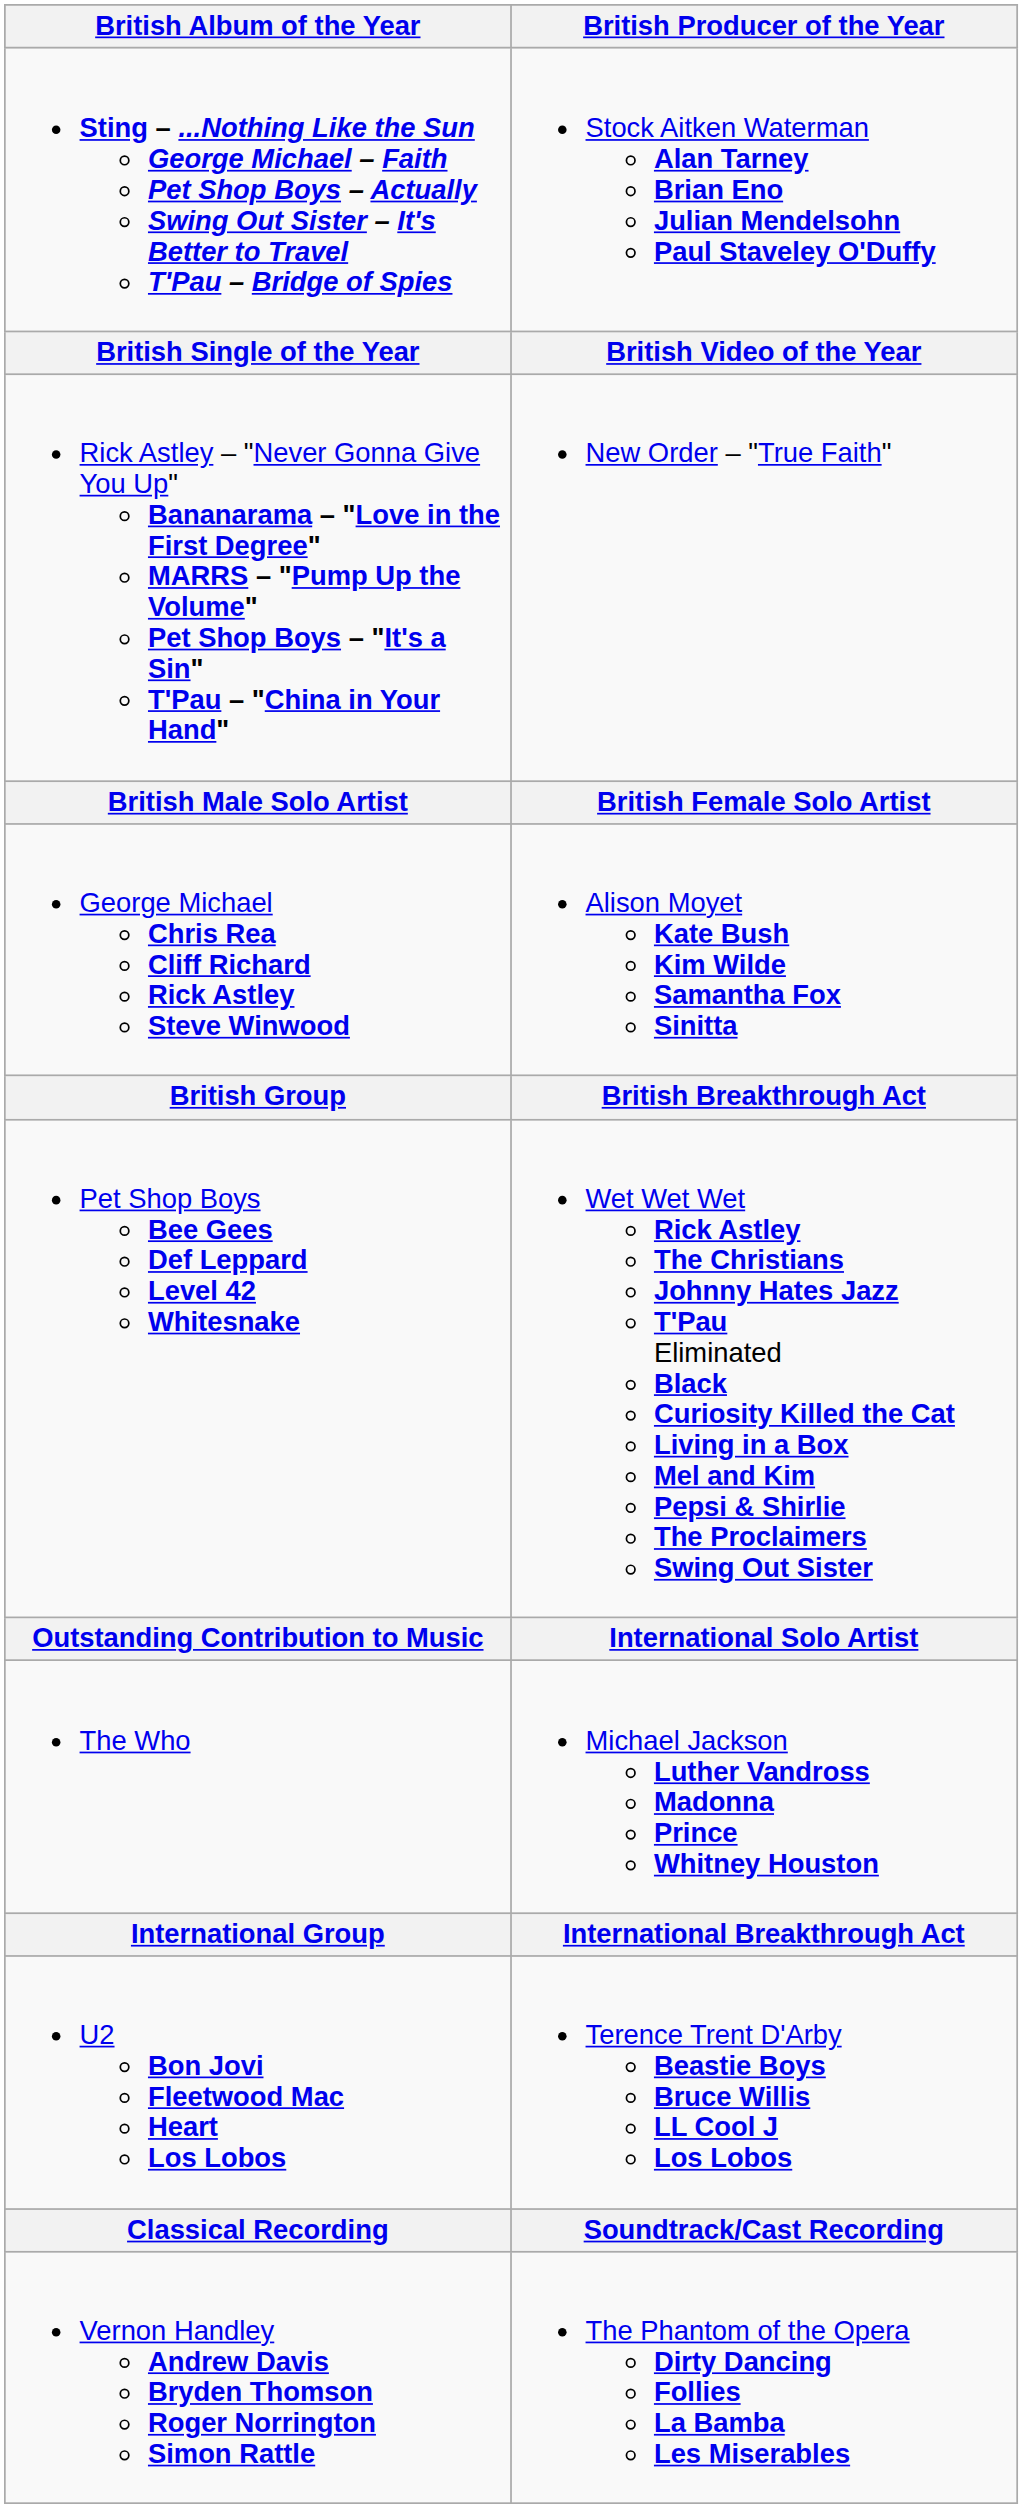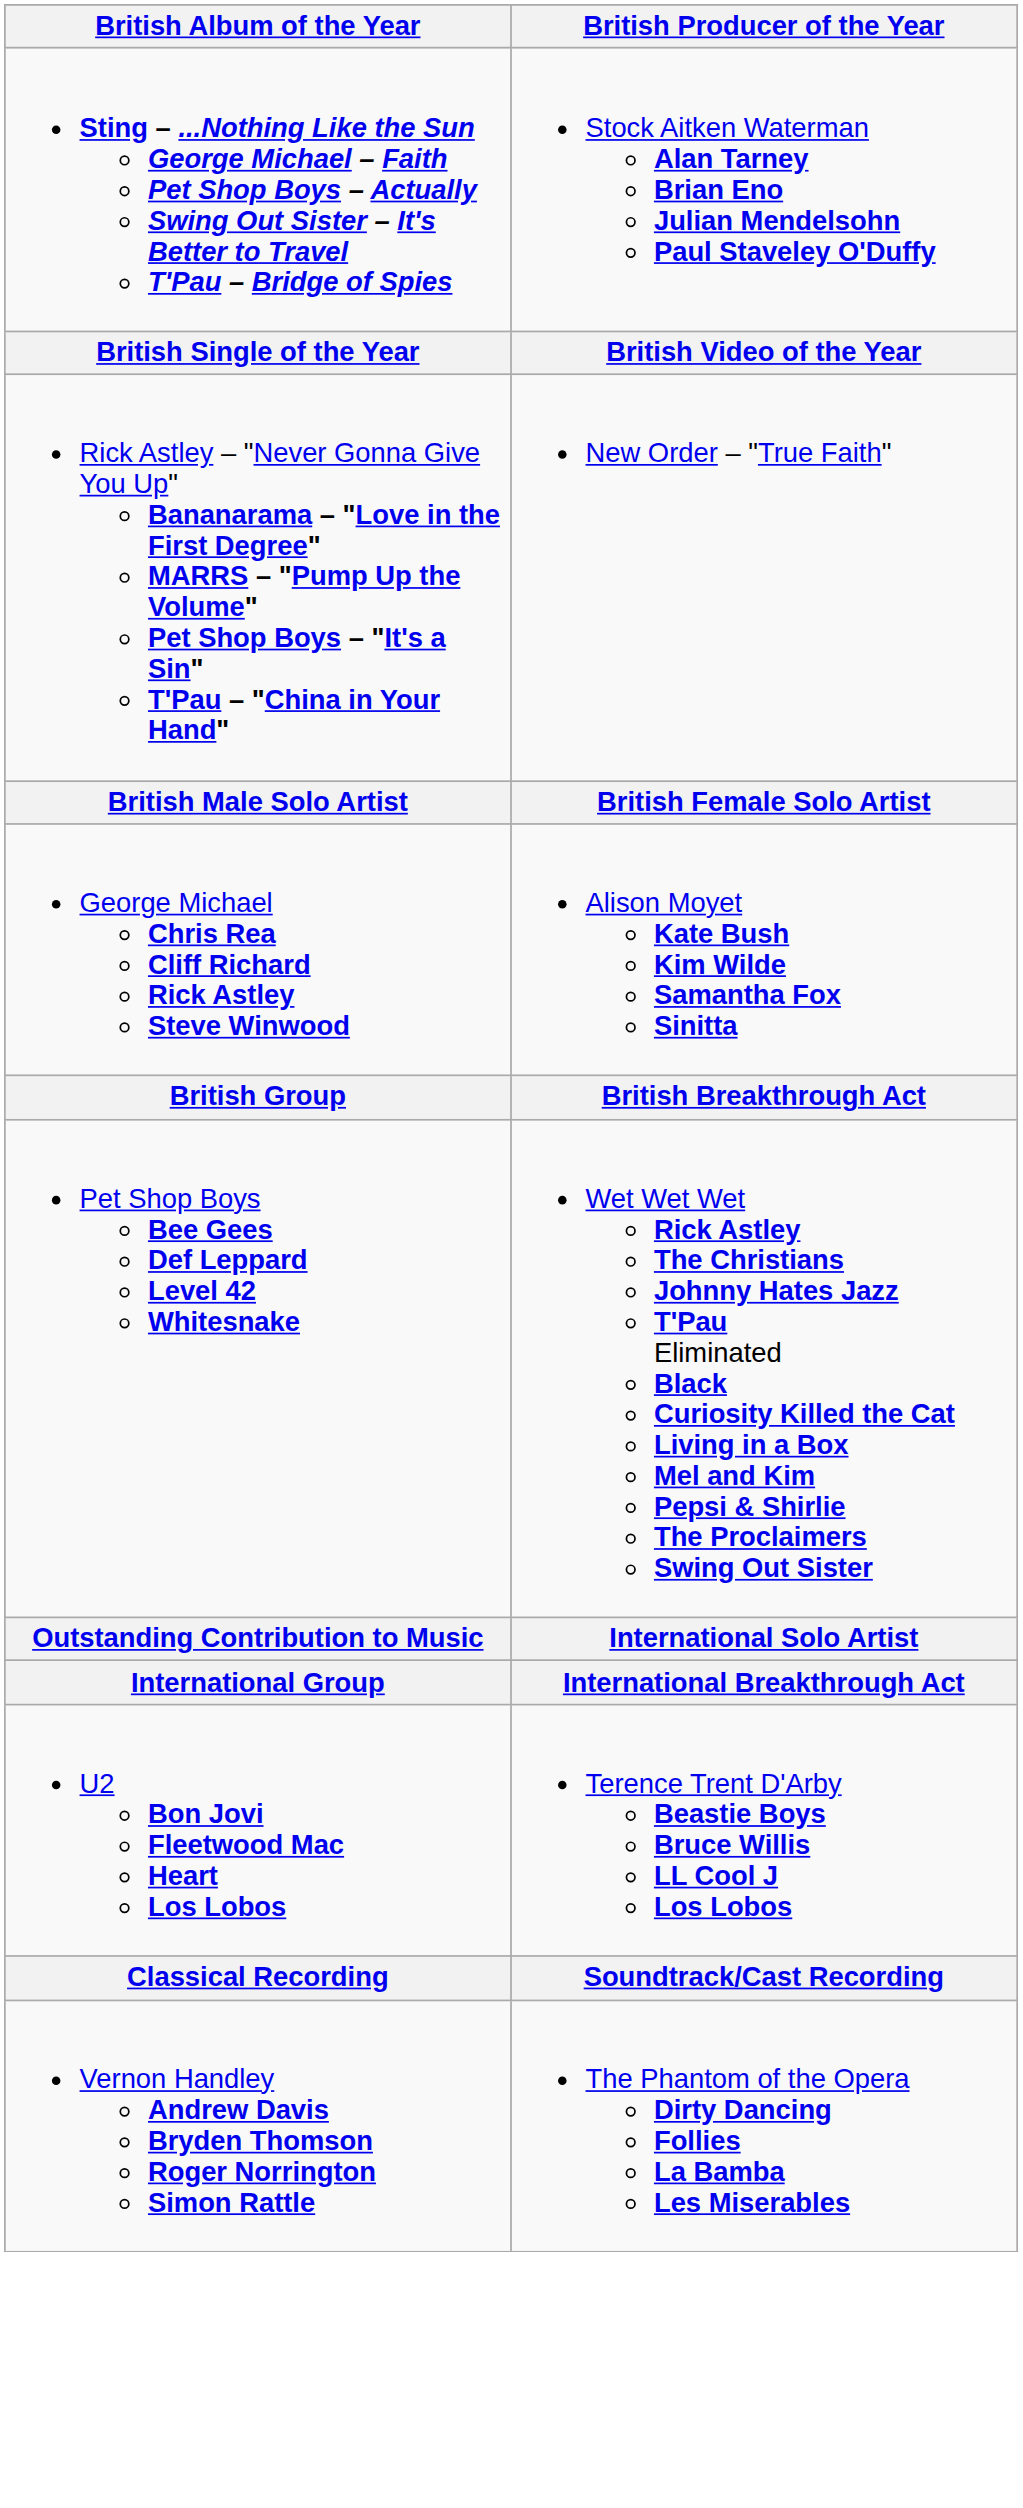- row: (258, 1741)
